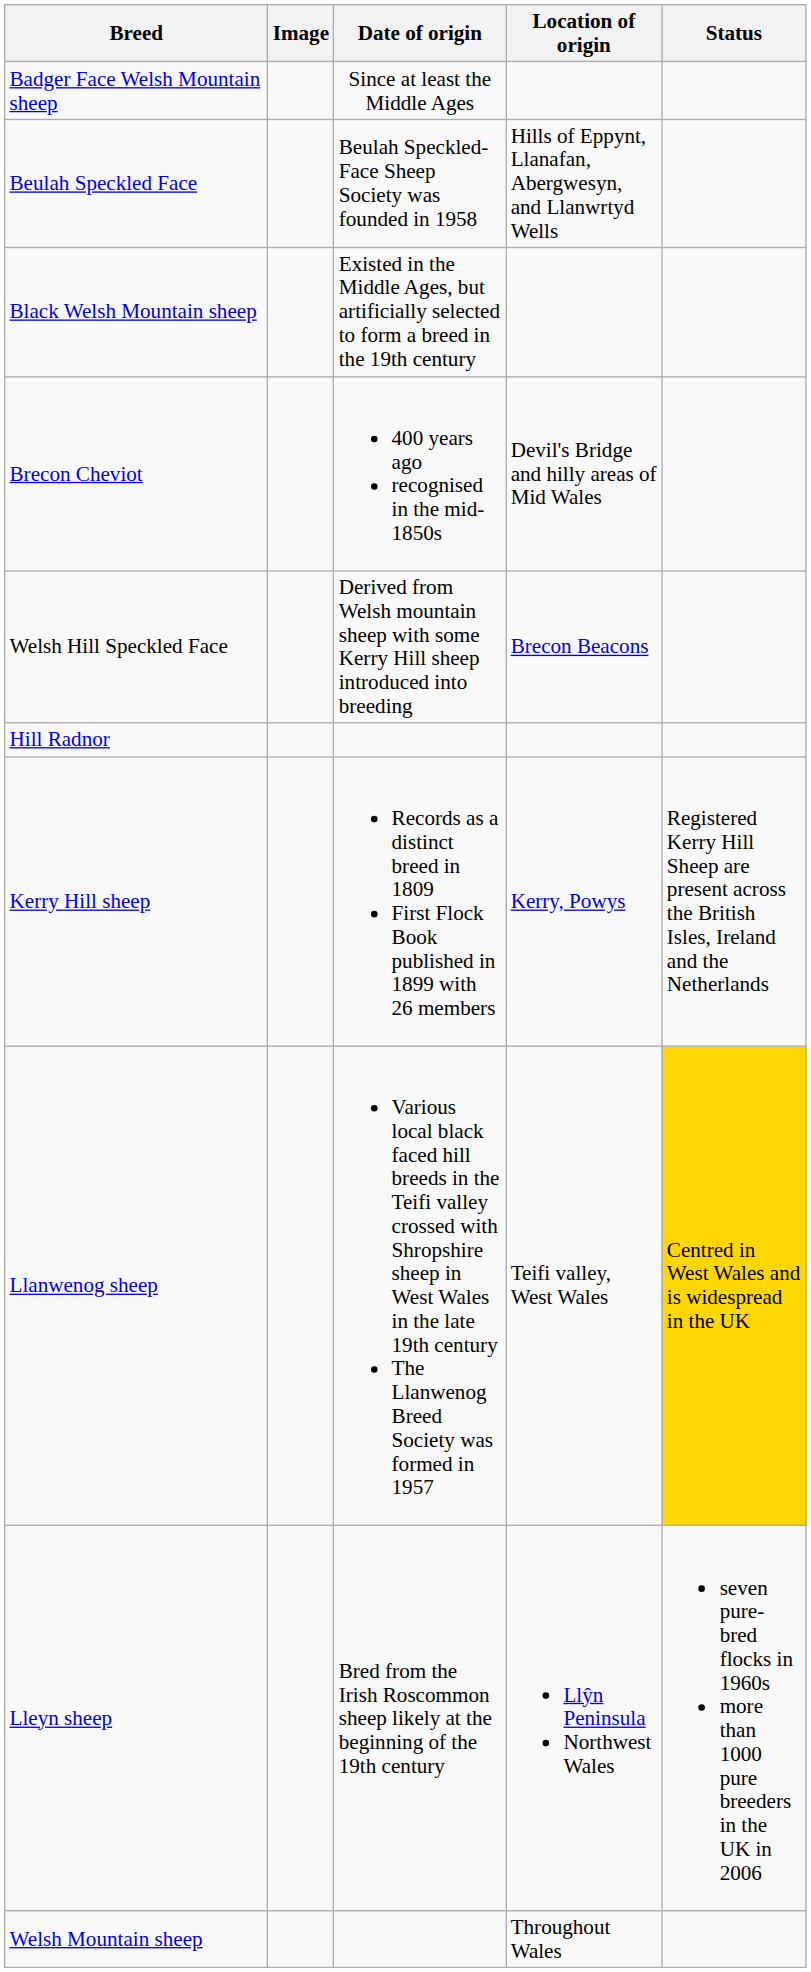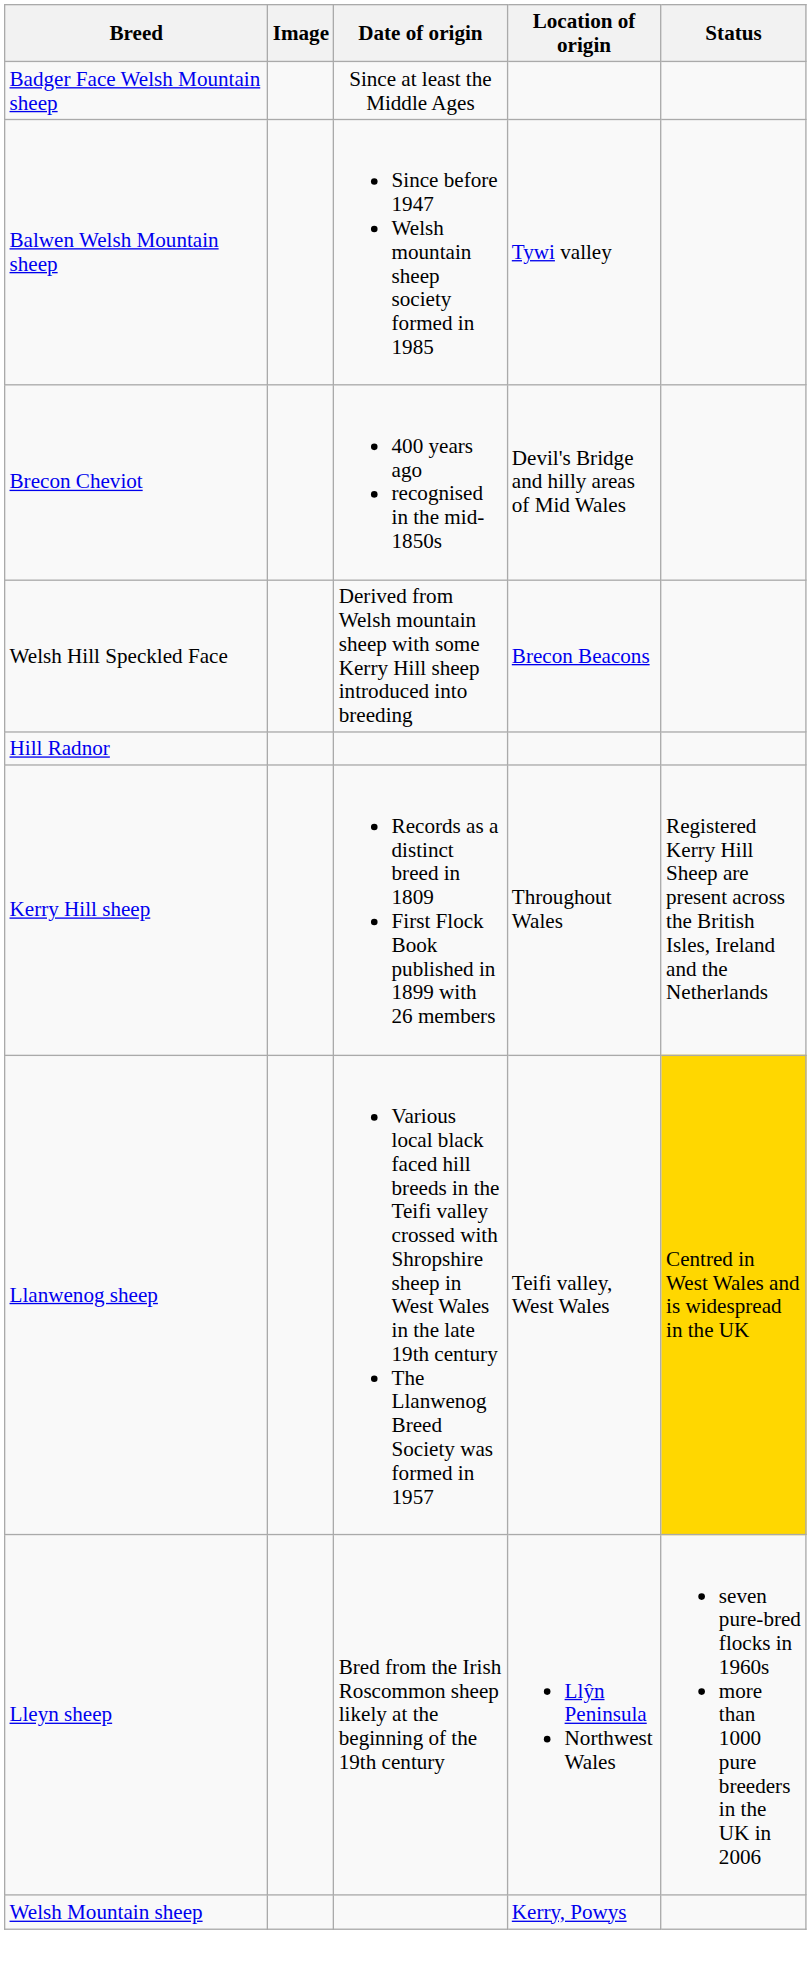+ row: (114, 251)
- row: (103, 183)
- row: (133, 311)
(568, 901) Kerry, Powys -> (562, 909) Throughout Wales
(560, 1938) Throughout Wales -> (569, 1911) Kerry, Powys
